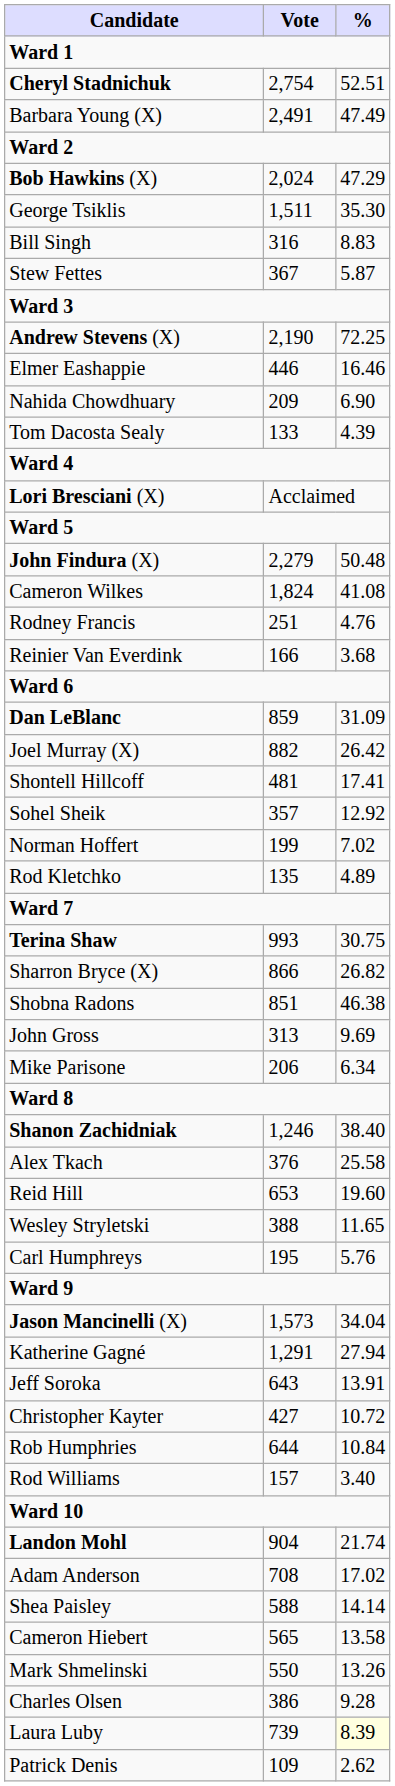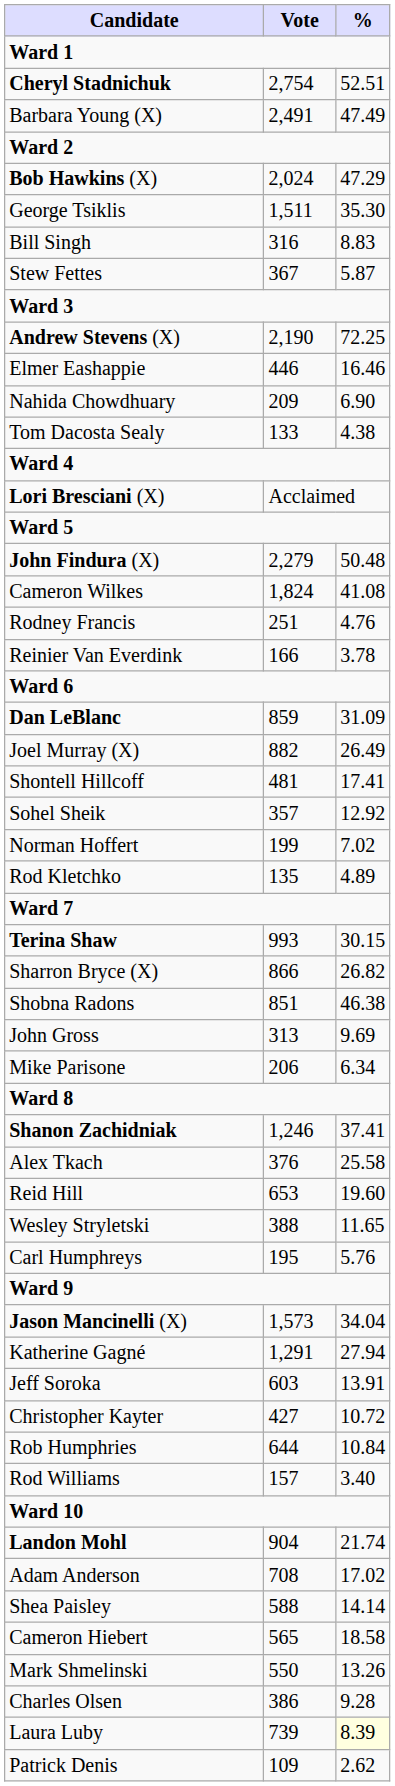(358, 432) 4.39 -> (358, 432) 4.38
(358, 654) 3.68 -> (358, 654) 3.78
(363, 749) 26.42 -> (363, 749) 26.49
(363, 940) 30.75 -> (363, 940) 30.15
(363, 1130) 38.40 -> (363, 1130) 37.41
(283, 1384) 643 -> (283, 1384) 603
(363, 1638) 13.58 -> (363, 1638) 18.58
